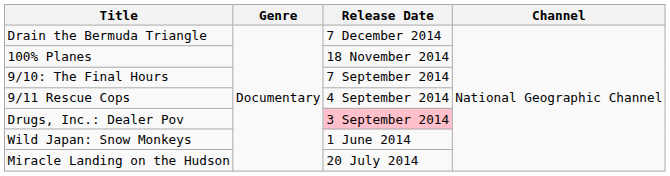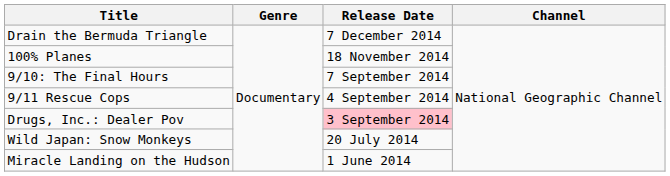(369, 139) 1 June 2014 -> (372, 139) 20 July 2014
(372, 160) 20 July 2014 -> (369, 160) 1 June 2014
